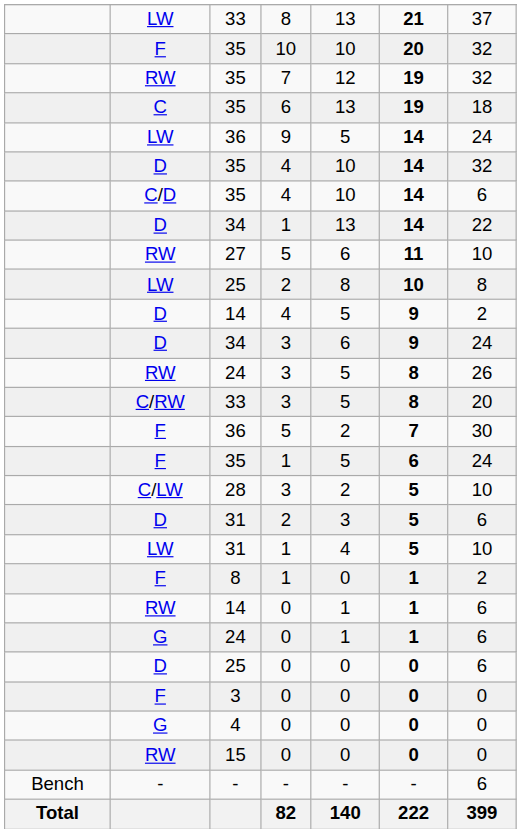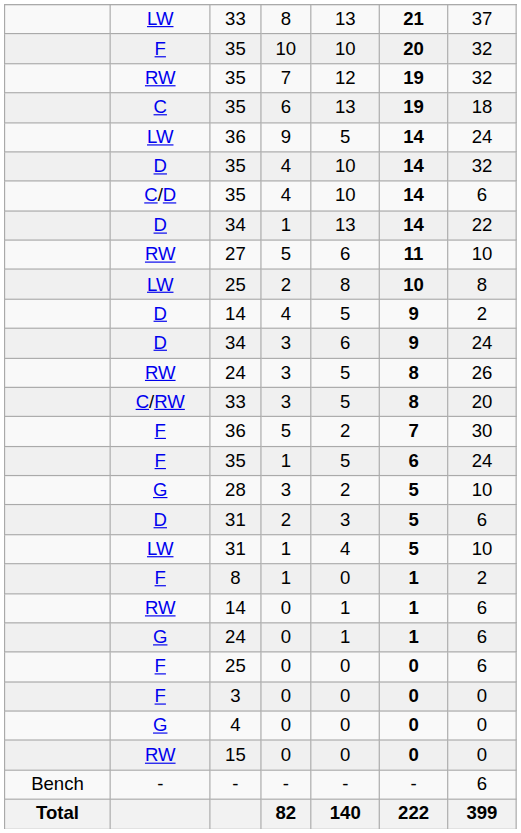(160, 490) C/LW -> (160, 490) G
(160, 666) D -> (160, 666) F
